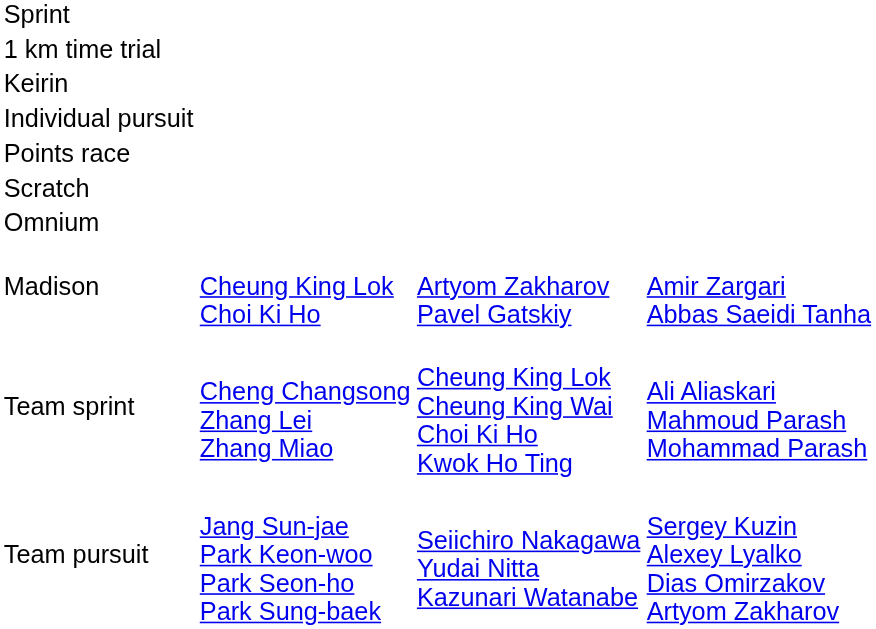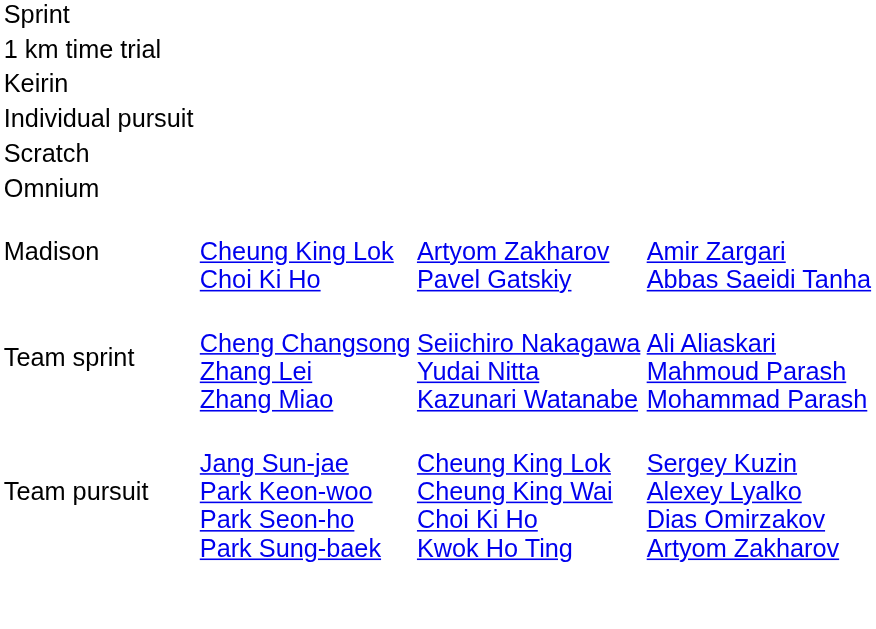- row: (67, 153)
(515, 420) Cheung King Lok Cheung King Wai Choi Ki Ho Kwok Ho Ting -> (529, 371) Seiichiro Nakagawa Yudai Nitta Kazunari Watanabe
(529, 569) Seiichiro Nakagawa Yudai Nitta Kazunari Watanabe -> (515, 506) Cheung King Lok Cheung King Wai Choi Ki Ho Kwok Ho Ting
